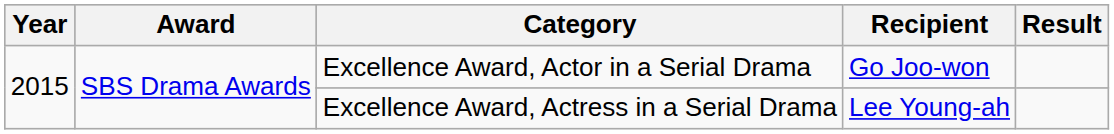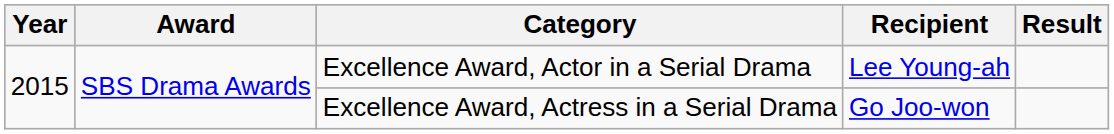(919, 66) Go Joo-won -> (930, 66) Lee Young-ah
(930, 107) Lee Young-ah -> (919, 107) Go Joo-won
